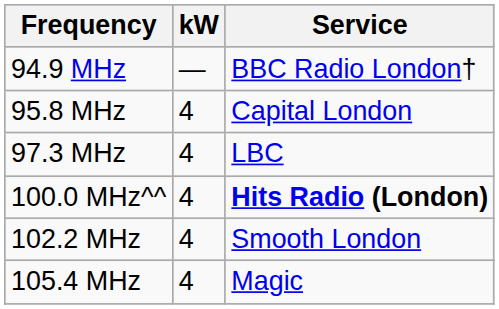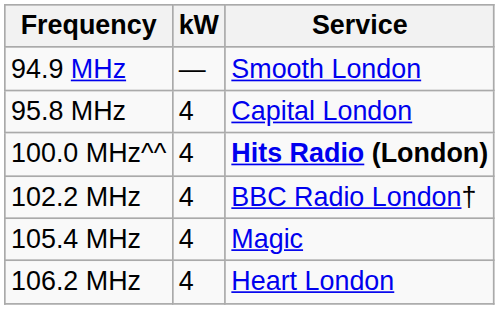(354, 68) BBC Radio London† -> (326, 68) Smooth London
- row: (69, 153)
(326, 238) Smooth London -> (354, 196) BBC Radio London†
+ row: (76, 281)
